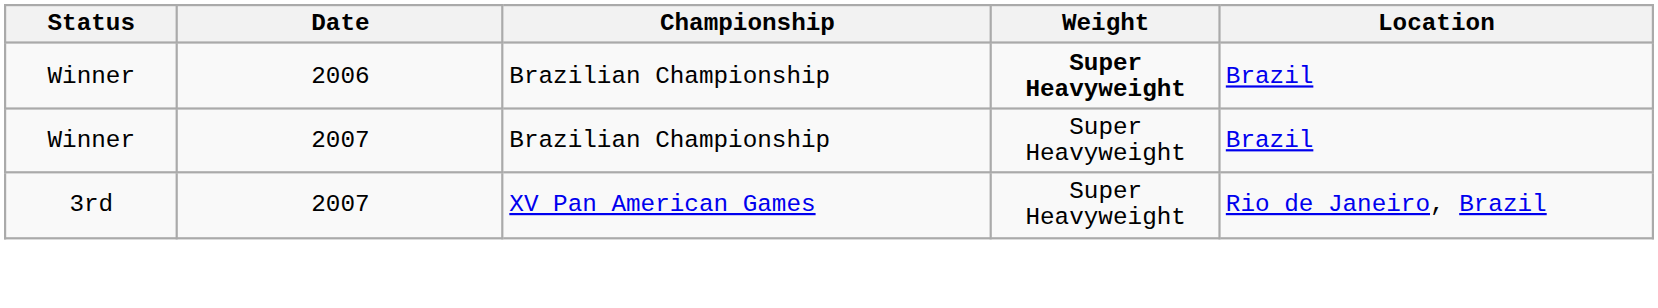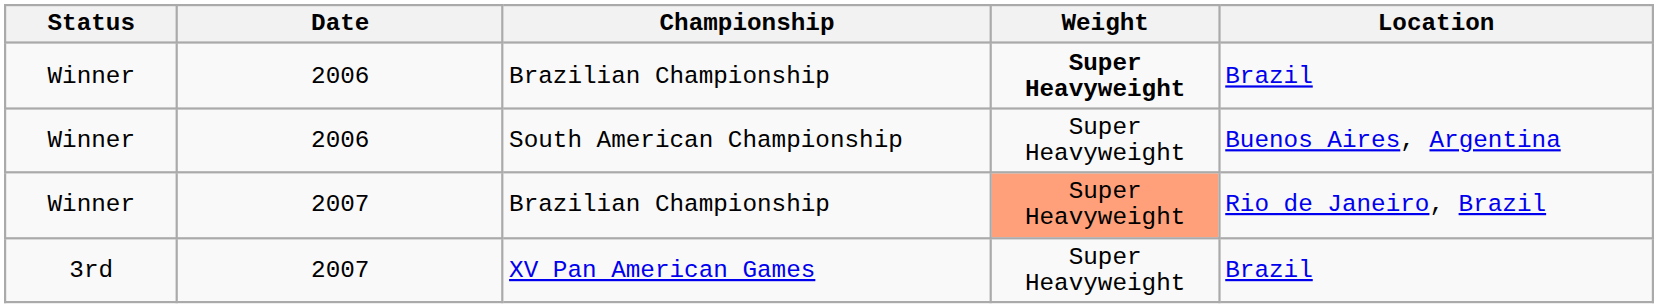+ row: (340, 140)
(1106, 140) no background -> (1105, 205) lightsalmon background
(1270, 140) Brazil -> (1386, 205) Rio de Janeiro, Brazil
(1386, 205) Rio de Janeiro, Brazil -> (1269, 270) Brazil
